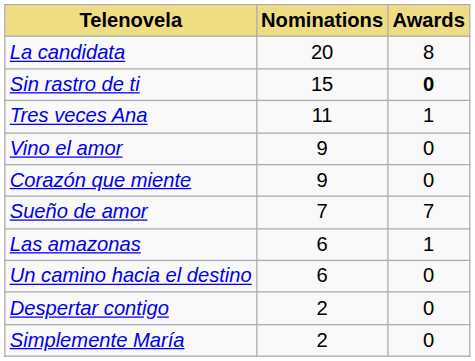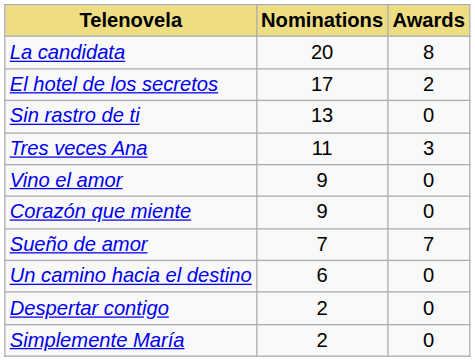+ row: (114, 84)
(322, 84) 15 -> (322, 116) 13
(429, 84) bold -> (429, 116) normal
(429, 116) 1 -> (429, 148) 3
- row: (75, 244)
